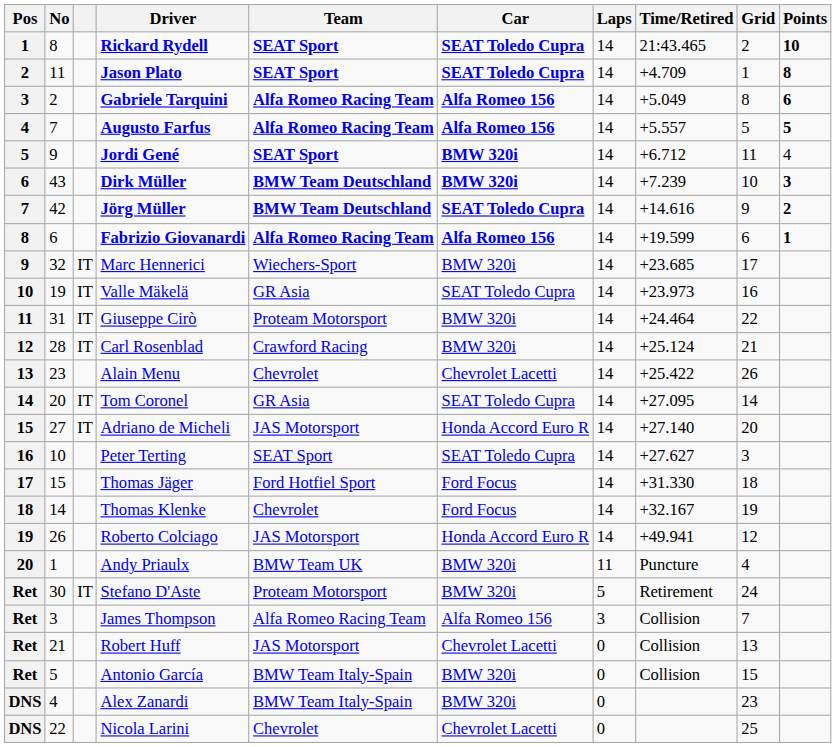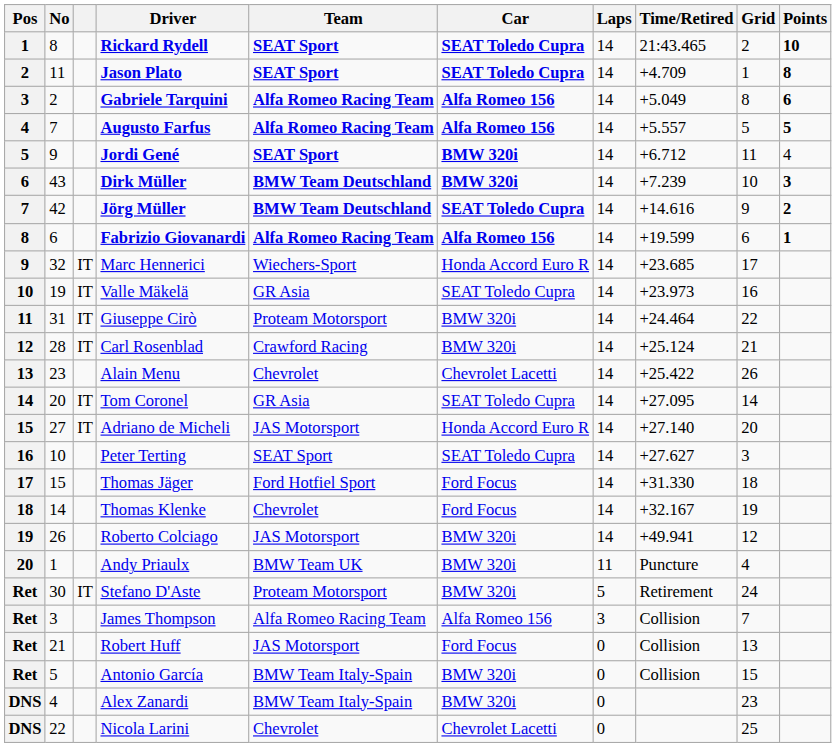(479, 264) BMW 320i -> (515, 264) Honda Accord Euro R
(515, 537) Honda Accord Euro R -> (479, 537) BMW 320i
(499, 646) Chevrolet Lacetti -> (479, 646) Ford Focus
